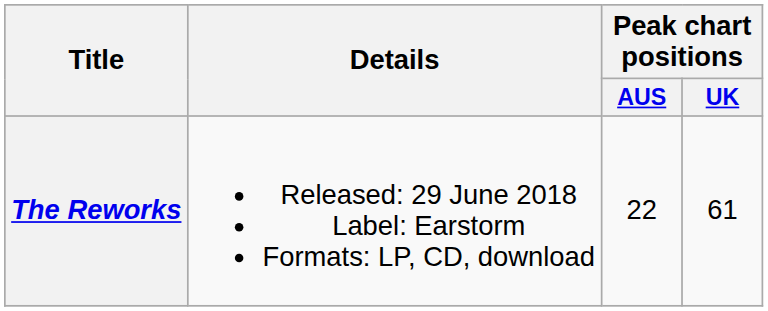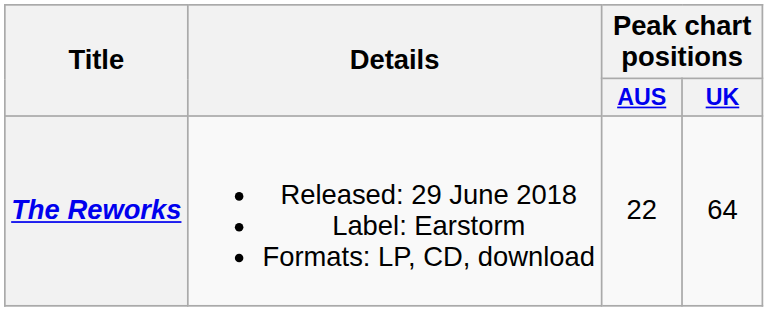(722, 210) 61 -> (722, 210) 64
